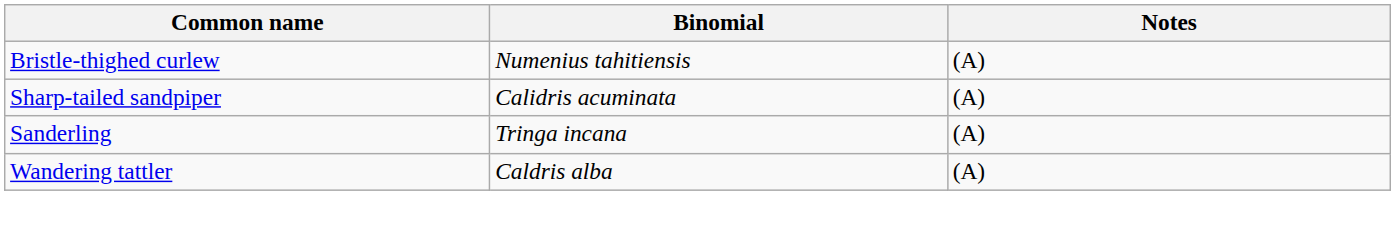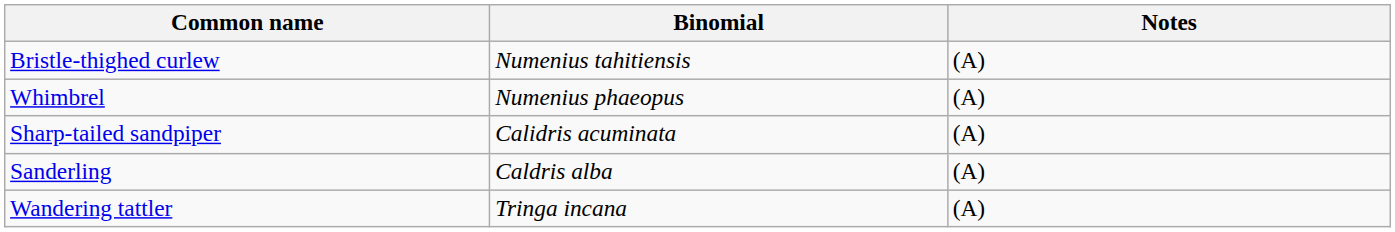+ row: (57, 97)
(561, 134) Tringa incana -> (554, 171) Caldris alba
(554, 171) Caldris alba -> (561, 208) Tringa incana
